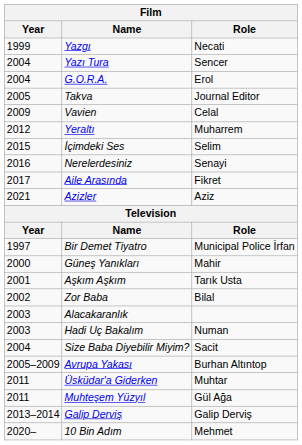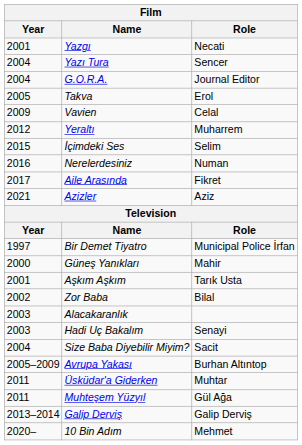(19, 46) 1999 -> (19, 46) 2001
(204, 79) Erol -> (227, 79) Journal Editor
(227, 96) Journal Editor -> (204, 96) Erol
(211, 163) Senayi -> (211, 163) Numan
(211, 331) Numan -> (211, 331) Senayi
